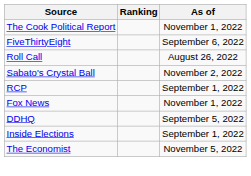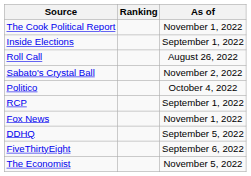rows swapped: (40, 133) <-> (39, 42)
+ row: (22, 88)
